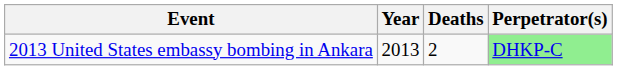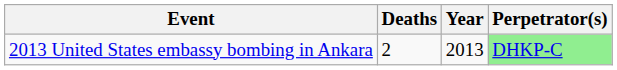columns swapped: (400, 19) <-> (456, 19)
